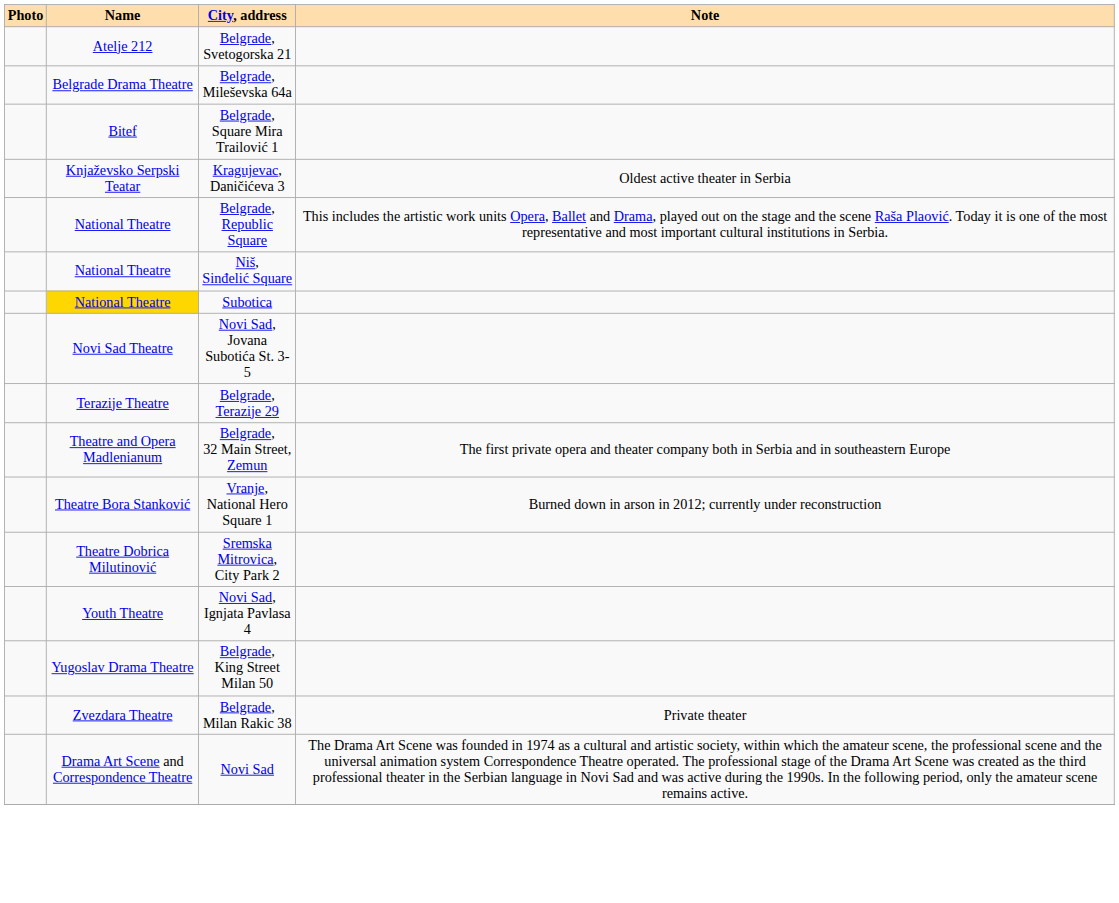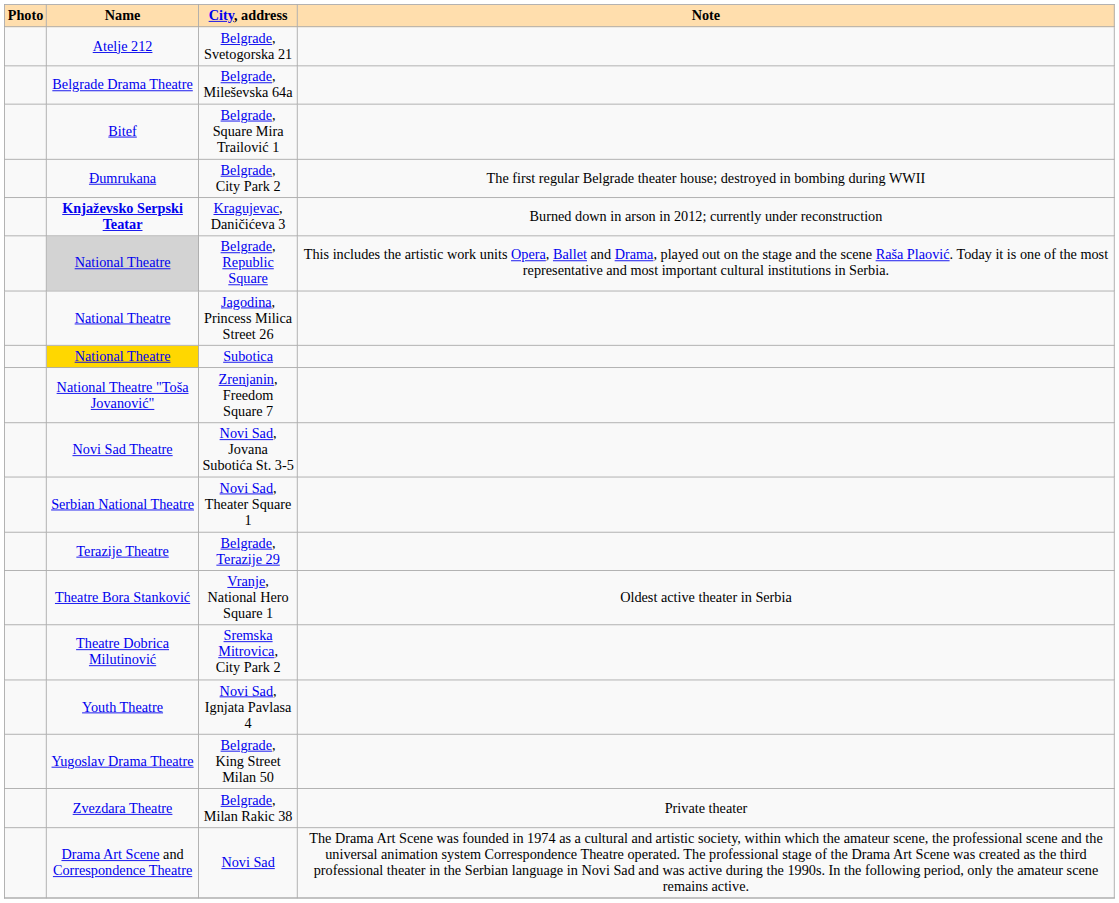+ row: (248, 178)
(123, 178) normal -> (123, 216) bold
(705, 178) Oldest active theater in Serbia -> (706, 216) Burned down in arson in 2012; currently under reconstruction
(123, 224) no background -> (123, 263) lightgrey background
+ row: (248, 318)
- row: (247, 271)
+ row: (248, 395)
+ row: (248, 504)
- row: (247, 449)
(705, 504) Burned down in arson in 2012; currently under reconstruction -> (706, 597) Oldest active theater in Serbia
